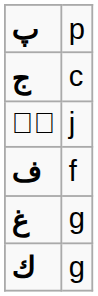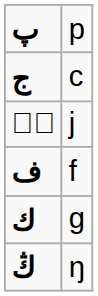- row: (21, 219)
+ row: (23, 267)
